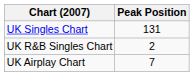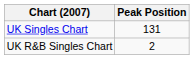- row: (46, 63)
